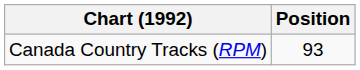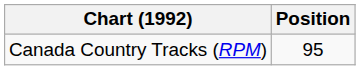(313, 49) 93 -> (313, 49) 95
